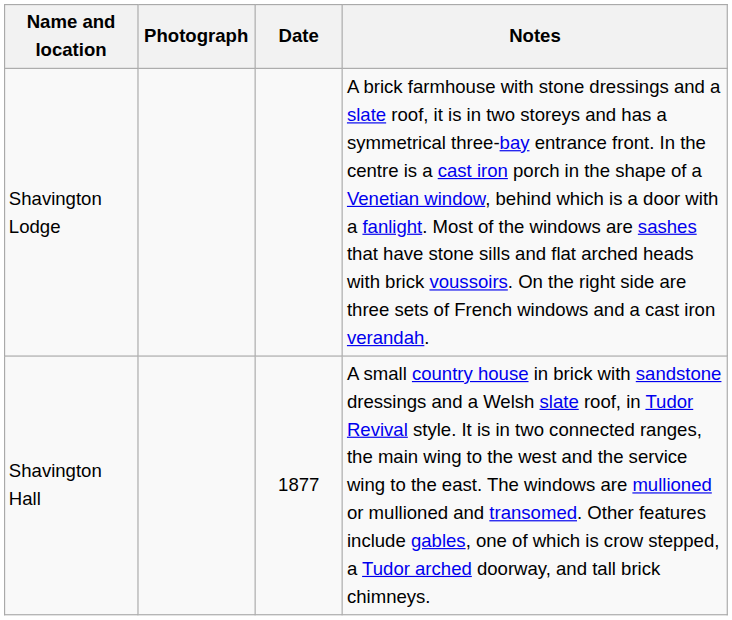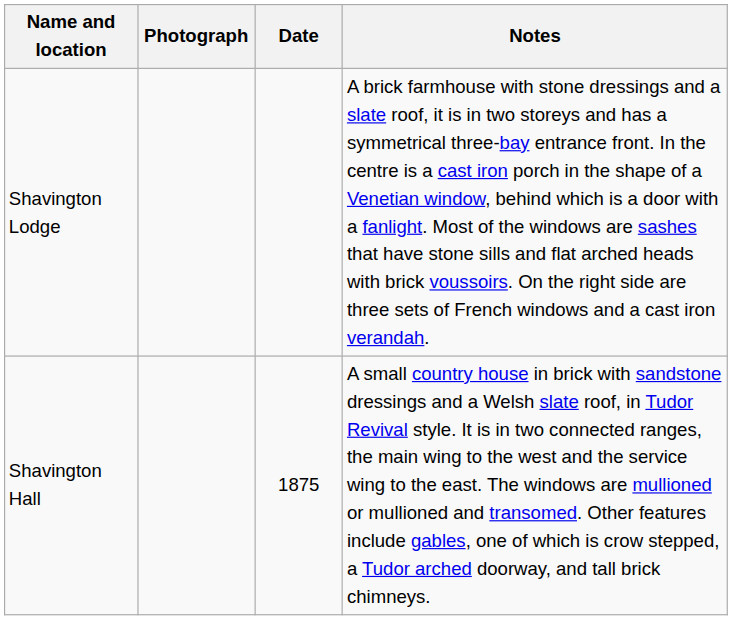(299, 485) 1877 -> (299, 485) 1875
